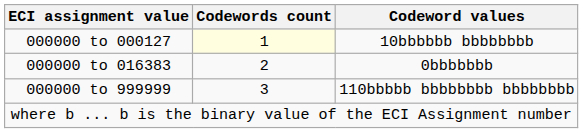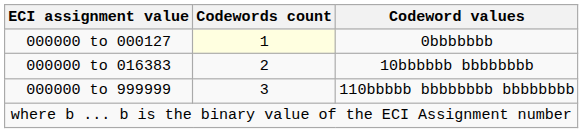(457, 41) 10bbbbbb bbbbbbbb -> (457, 41) 0bbbbbbb
(457, 66) 0bbbbbbb -> (457, 66) 10bbbbbb bbbbbbbb
